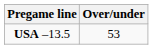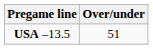(114, 34) 53 -> (114, 34) 51
